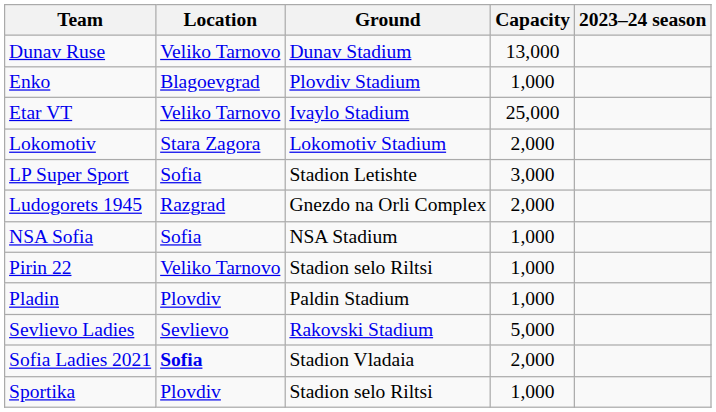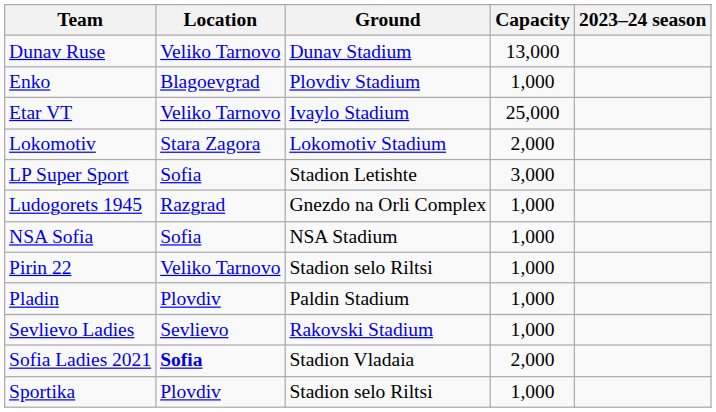(533, 205) 2,000 -> (533, 205) 1,000
(533, 329) 5,000 -> (533, 329) 1,000
